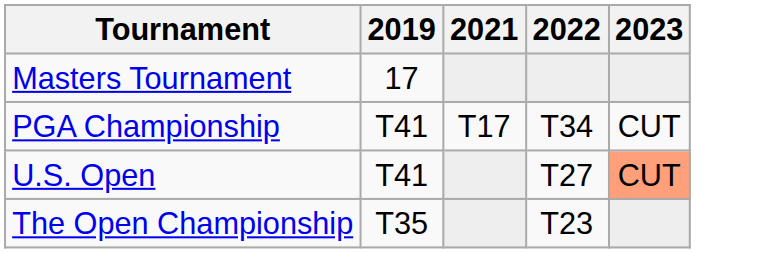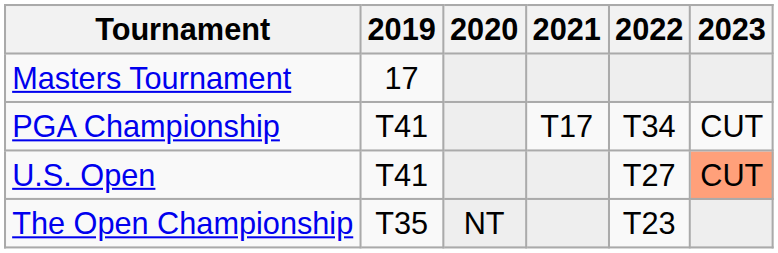+ column: (484, 30)
